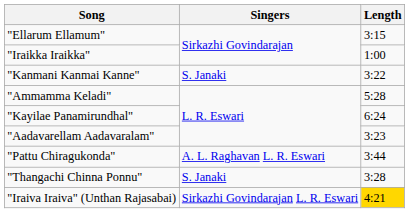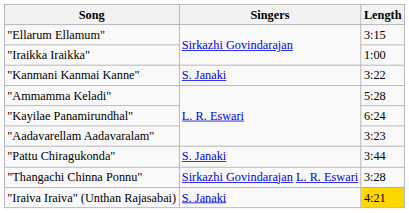(253, 156) A. L. Raghavan L. R. Eswari -> (204, 156) S. Janaki
(204, 177) S. Janaki -> (270, 177) Sirkazhi Govindarajan L. R. Eswari
(270, 197) Sirkazhi Govindarajan L. R. Eswari -> (204, 197) S. Janaki
